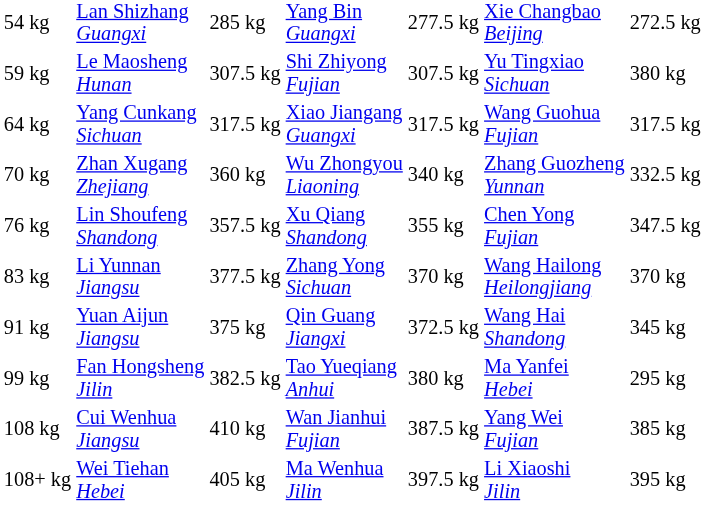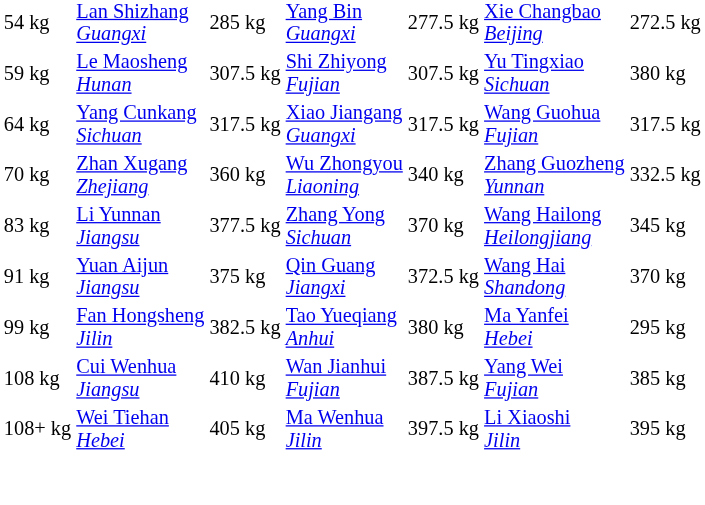- row: (27, 225)
(658, 276) 370 kg -> (658, 225) 345 kg
(658, 327) 345 kg -> (658, 276) 370 kg
